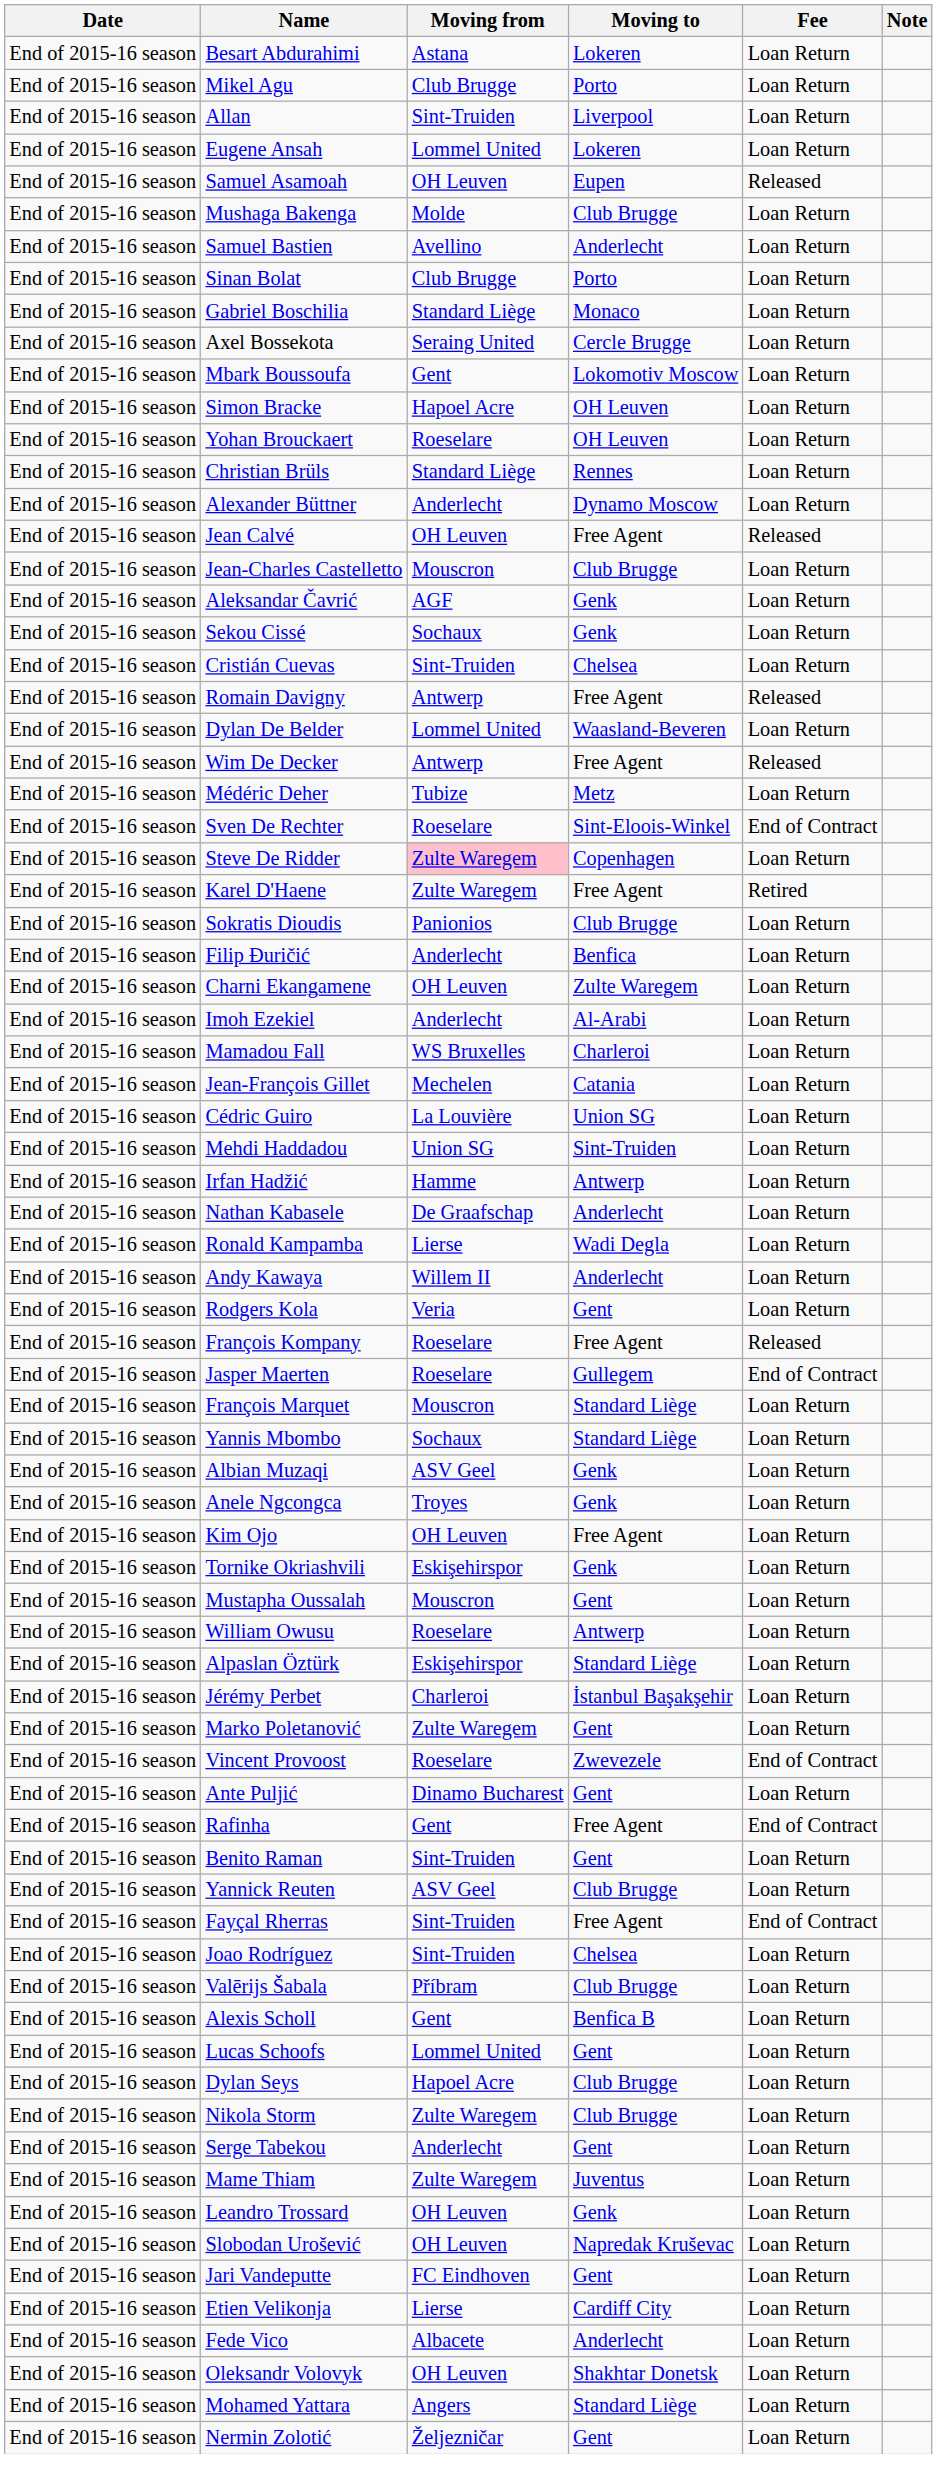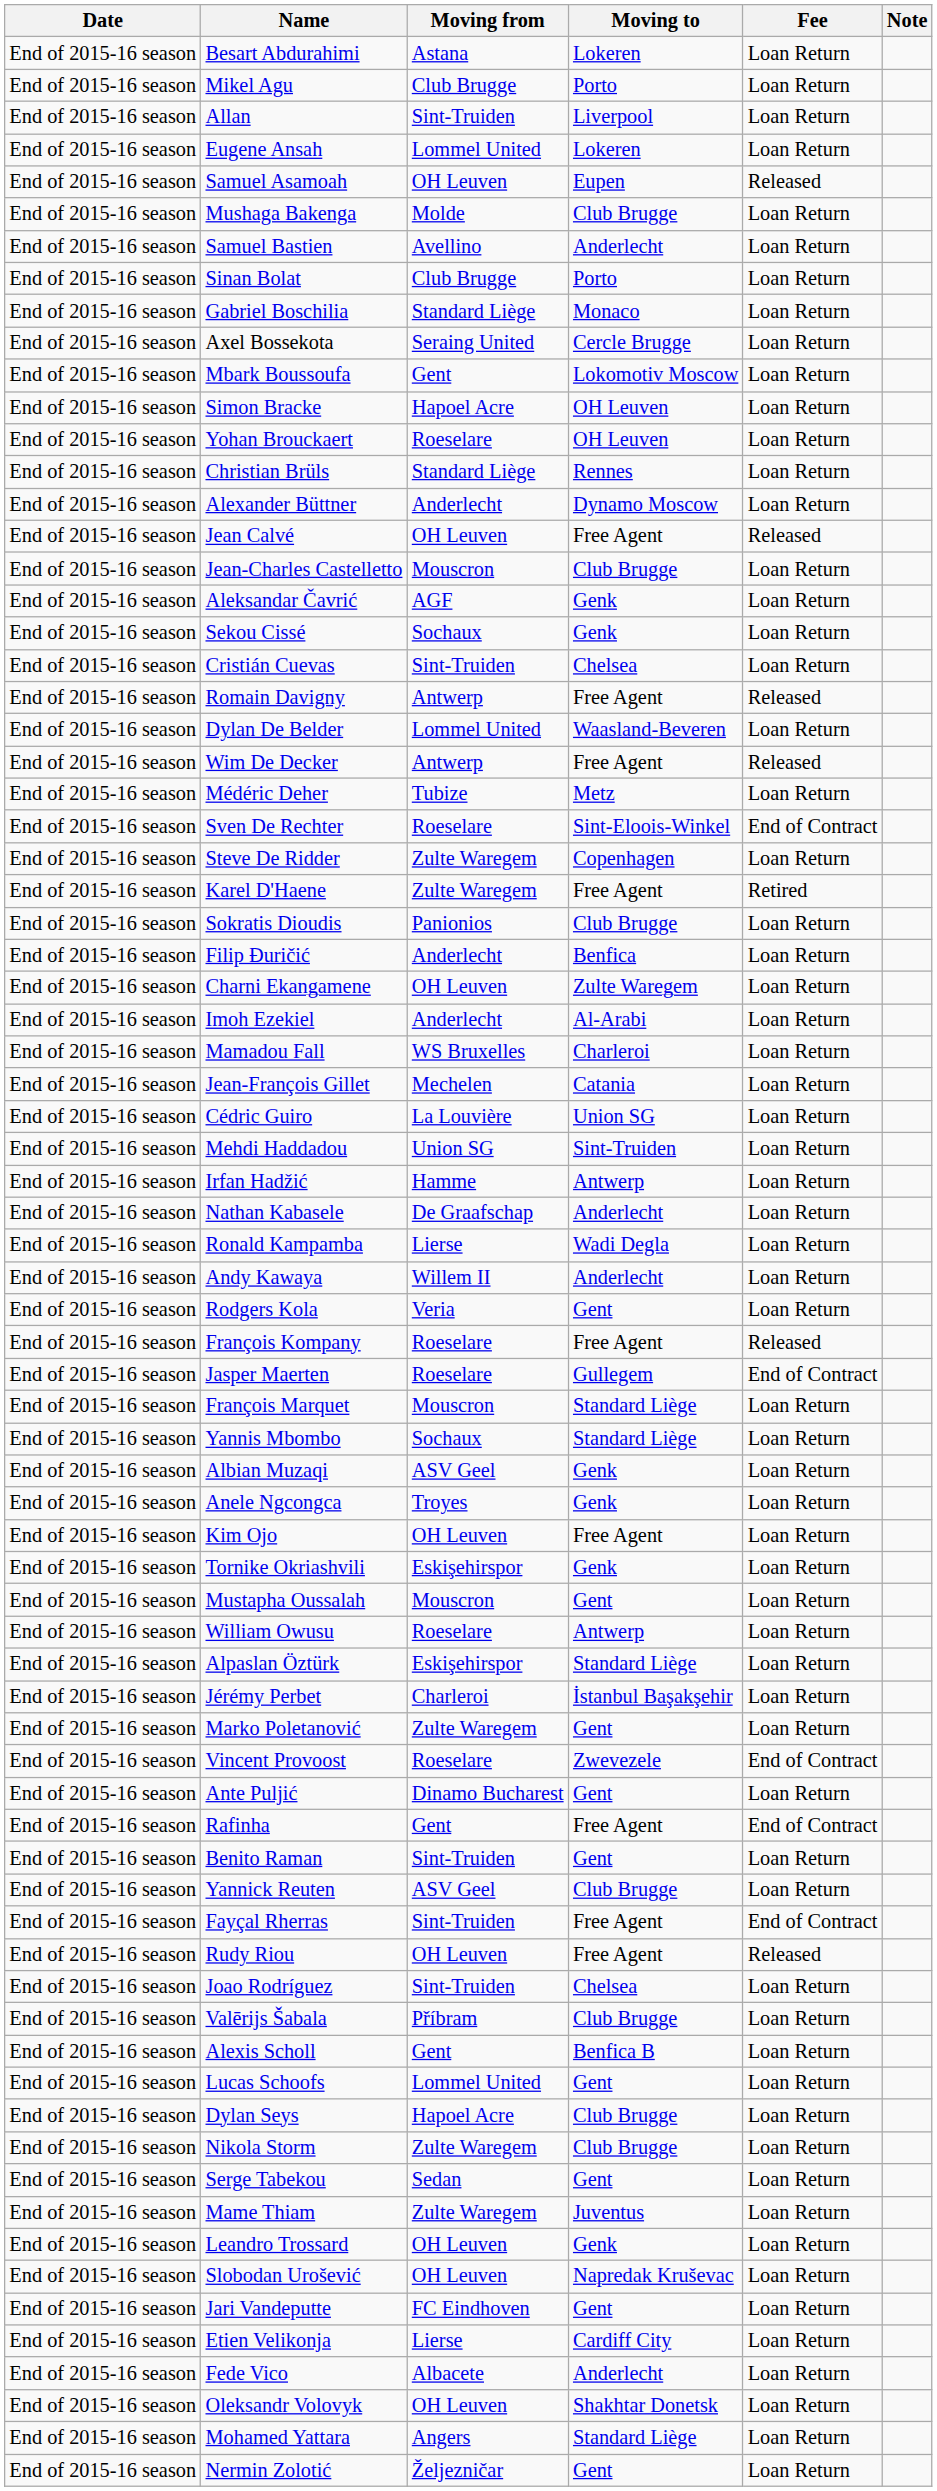(474, 858) pink background -> (474, 858) no background
+ row: (250, 1954)
(457, 2147) Anderlecht -> (437, 2179) Sedan
